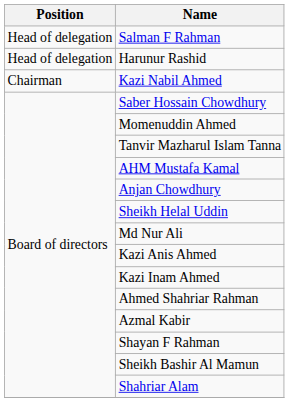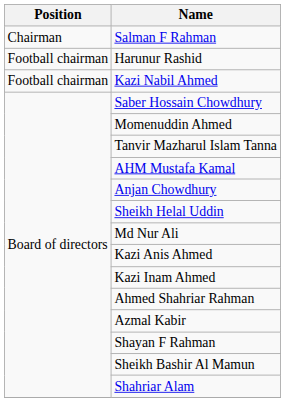(60, 37) Head of delegation -> (35, 37) Chairman
(60, 59) Head of delegation -> (58, 59) Football chairman
(35, 80) Chairman -> (58, 80) Football chairman
